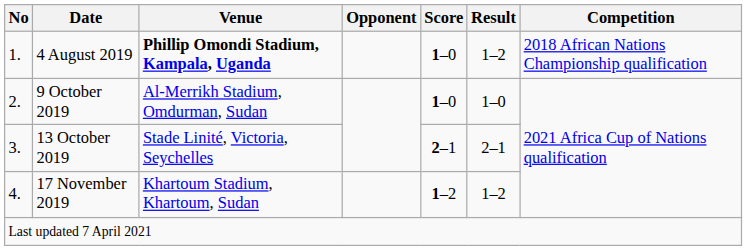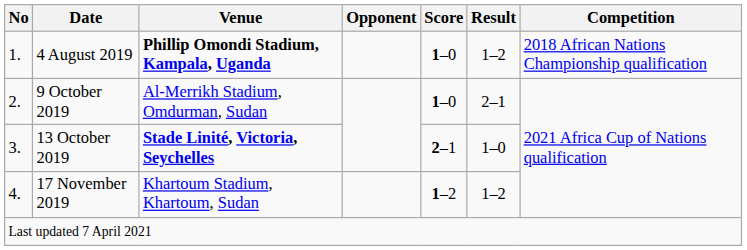(493, 101) 1–0 -> (493, 101) 2–1
(215, 147) normal -> (220, 147) bold
(493, 147) 2–1 -> (493, 147) 1–0
